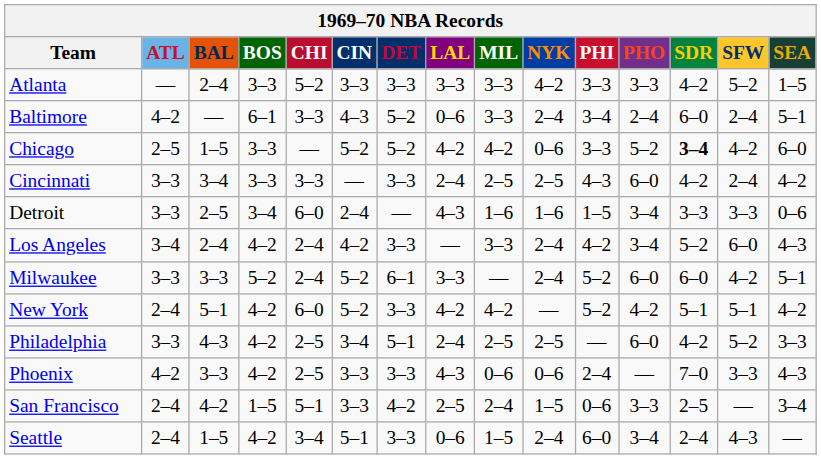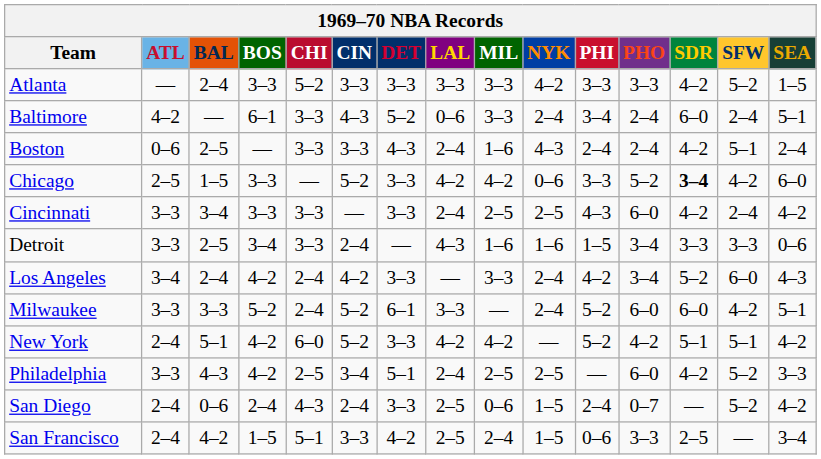+ row: (37, 149)
(401, 149) 5–2 -> (401, 181) 3–3
(309, 213) 6–0 -> (309, 245) 3–3
- row: (41, 373)
+ row: (50, 405)
- row: (36, 437)
